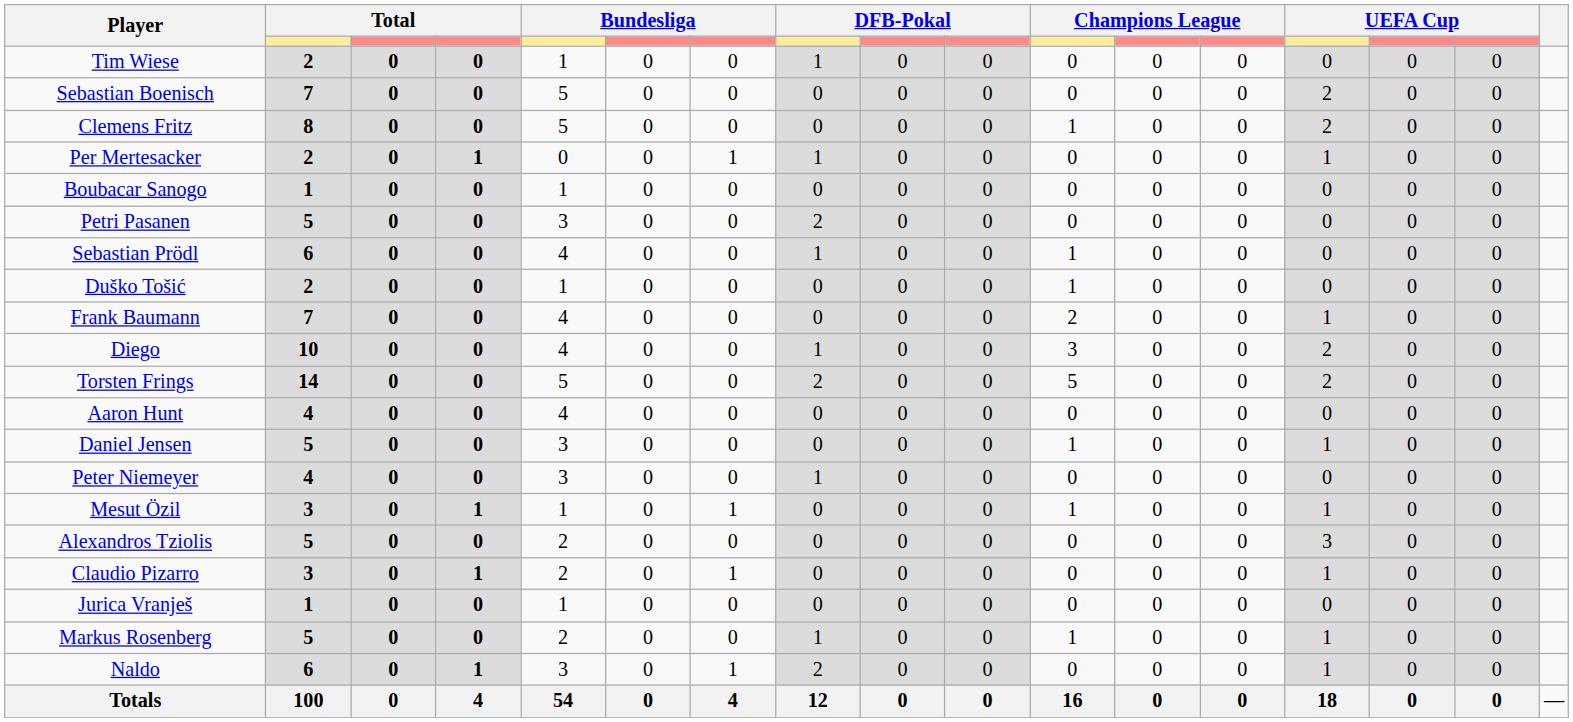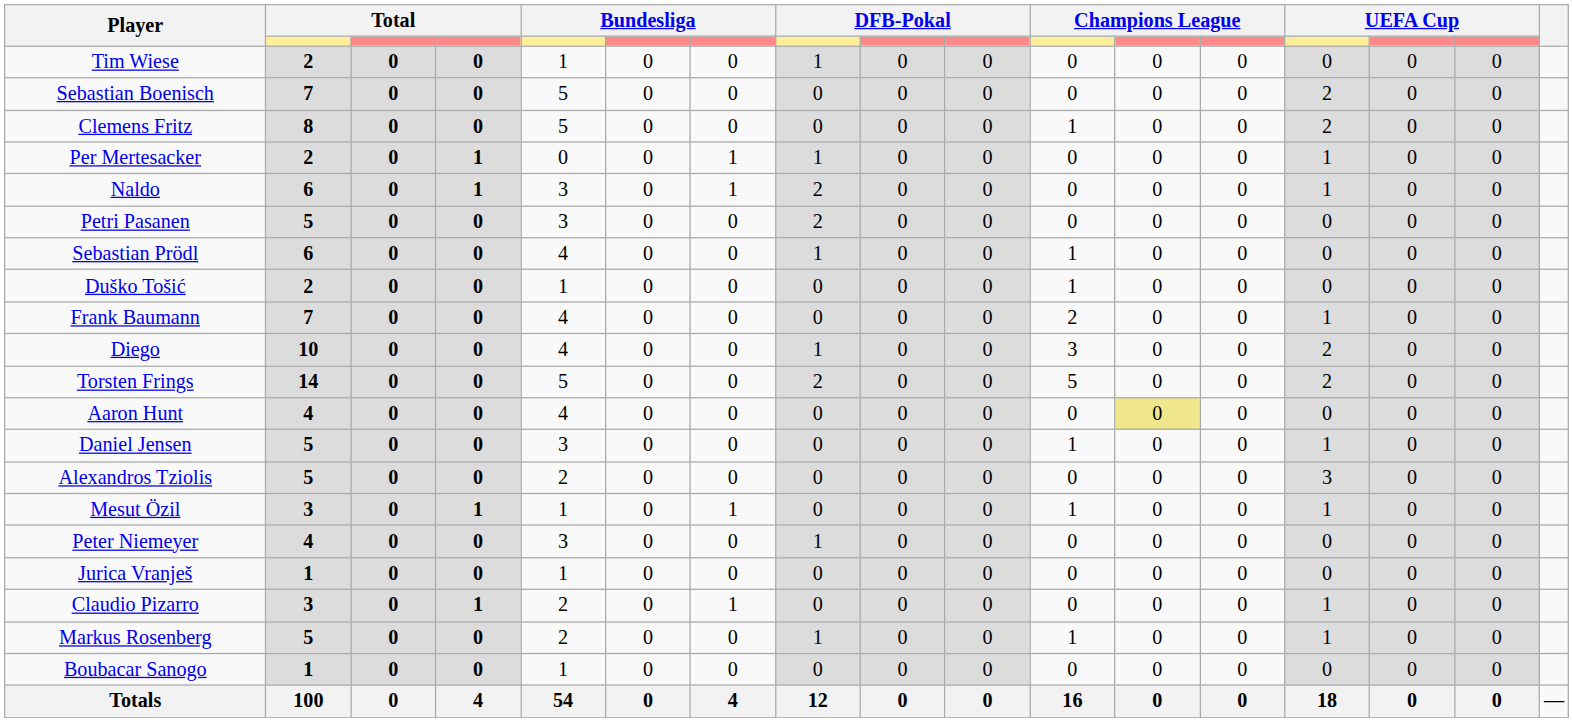rows swapped: (135, 669) <-> (135, 189)
(1157, 413) no background -> (1157, 413) khaki background
rows swapped: (135, 477) <-> (135, 541)
rows swapped: (135, 605) <-> (135, 573)
